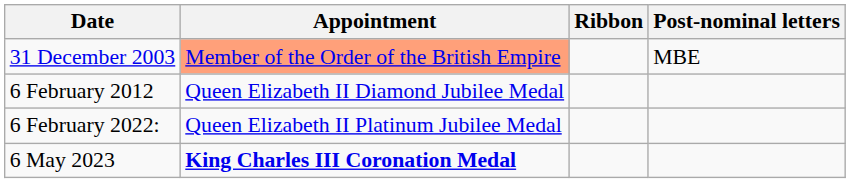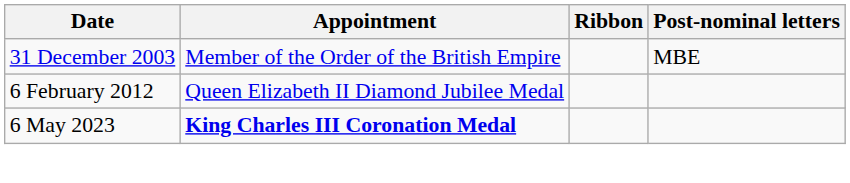(373, 56) lightsalmon background -> (373, 56) no background
- row: (85, 125)
